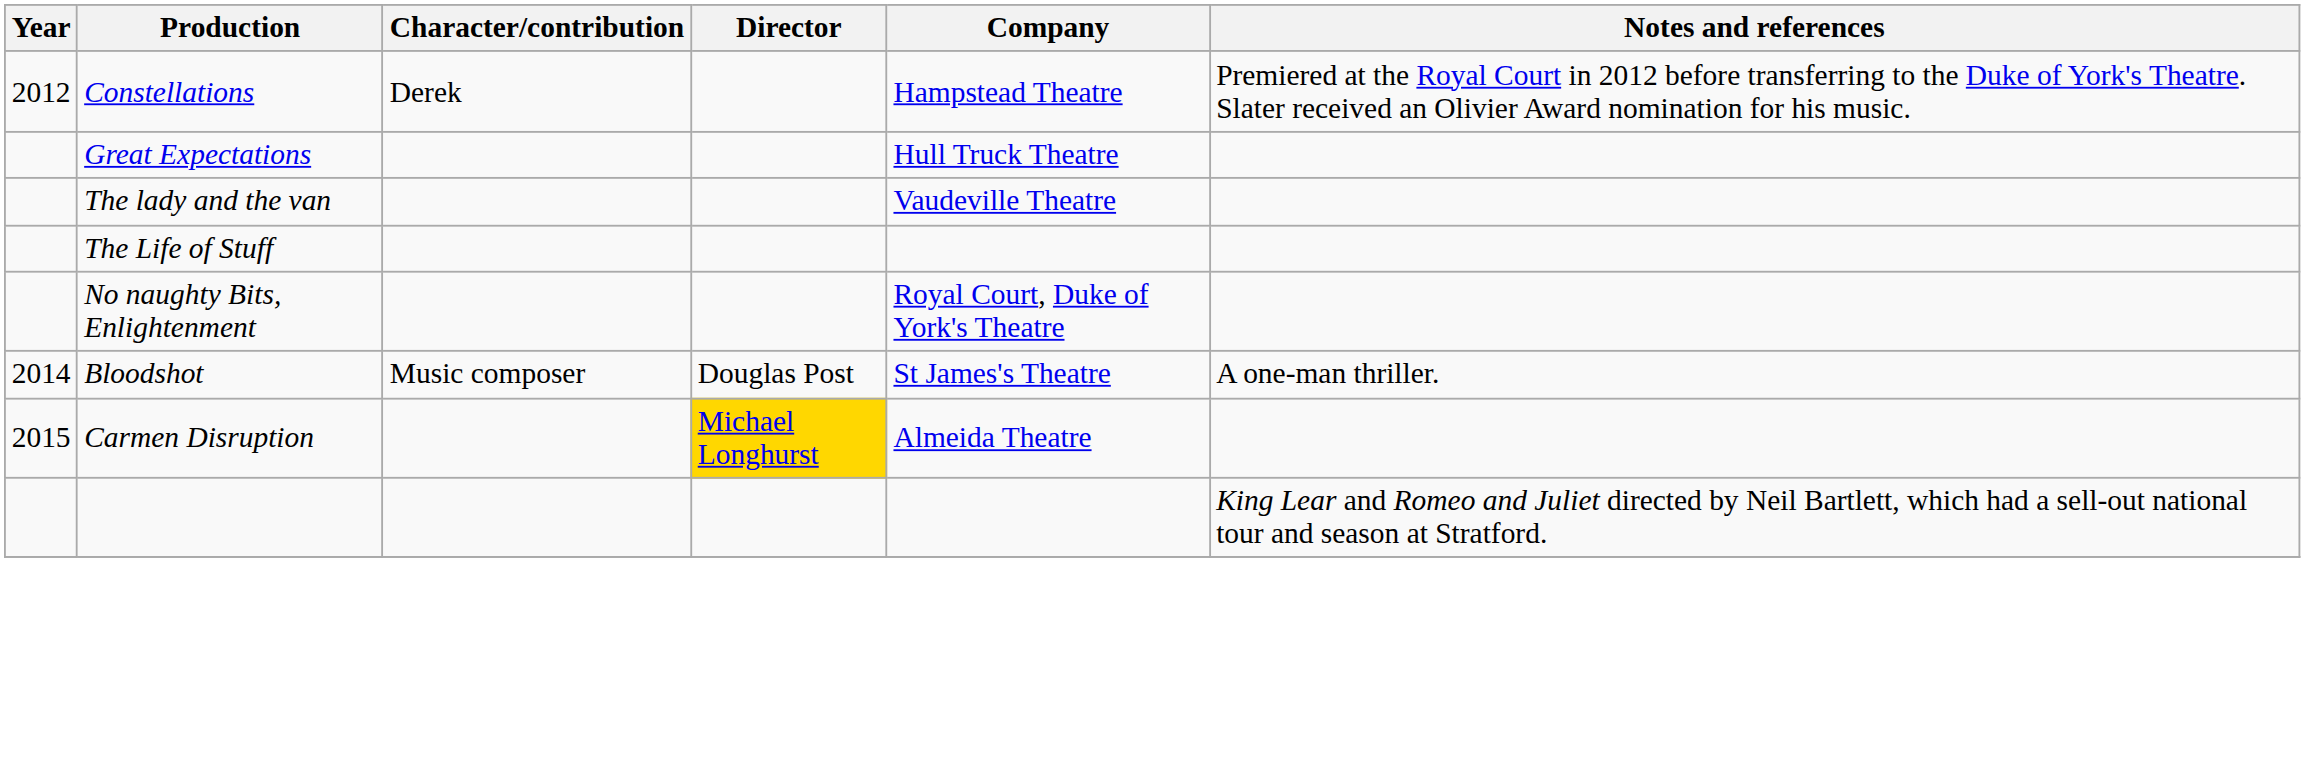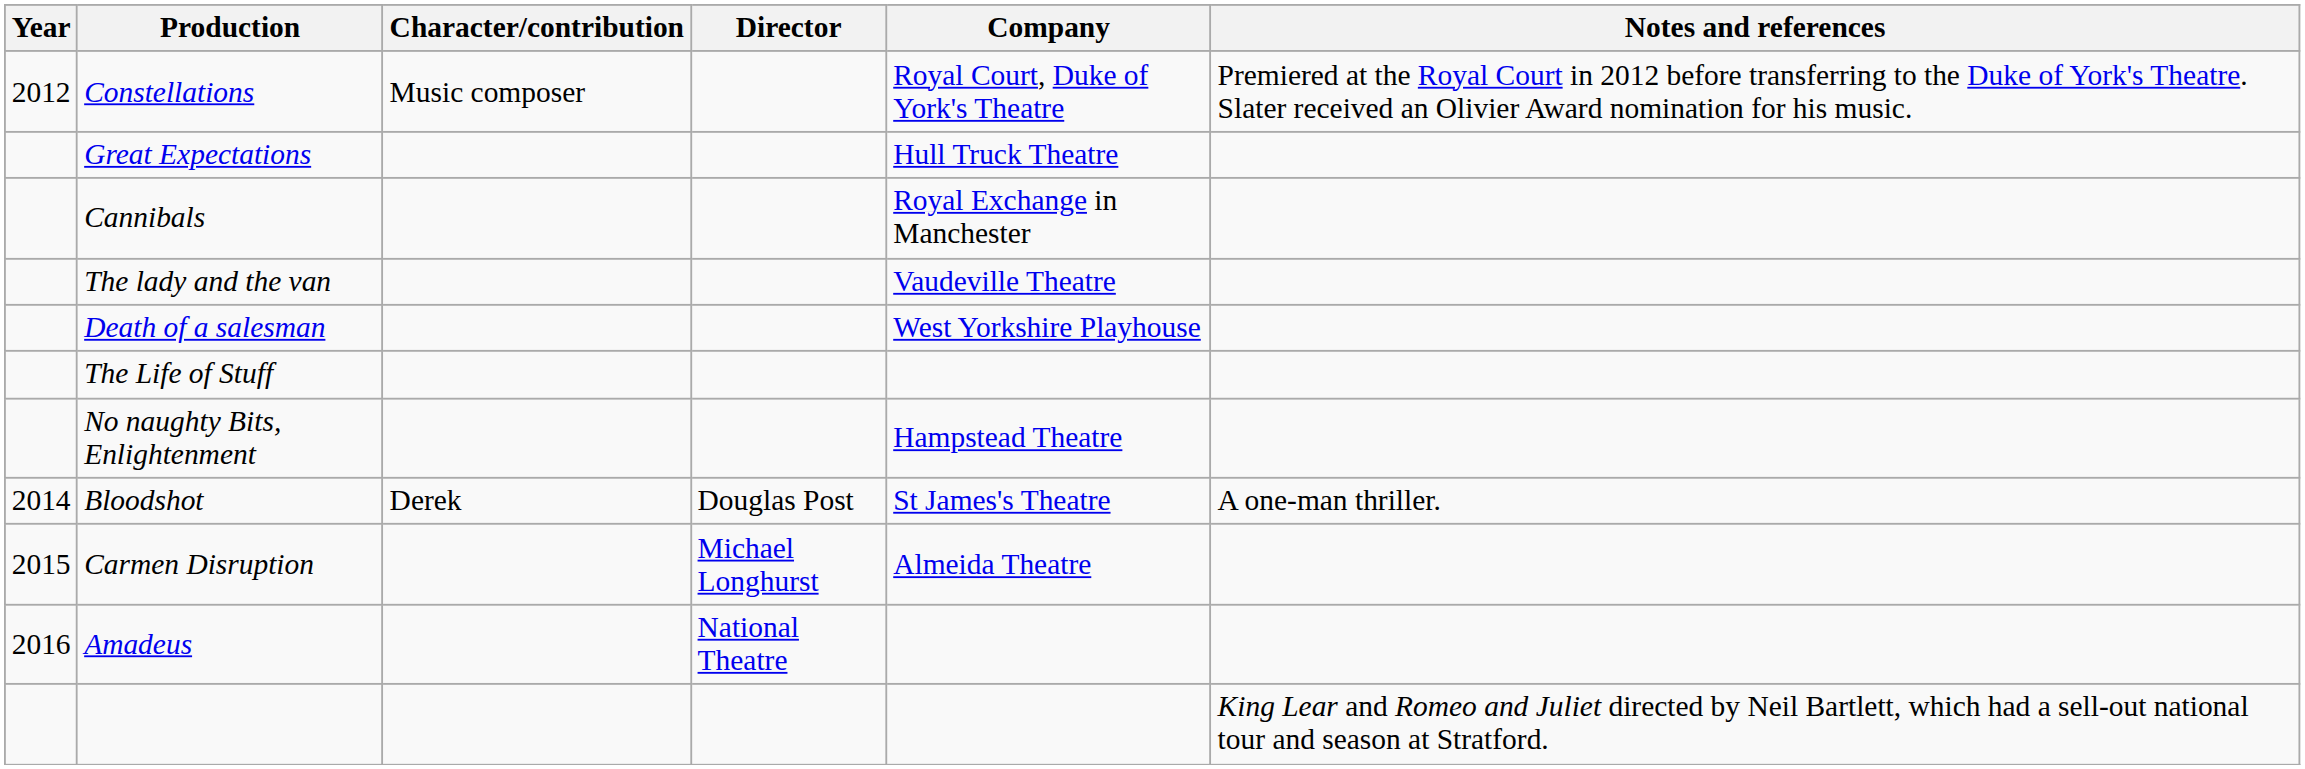(426, 91) Derek -> (487, 91) Music composer
(1008, 91) Hampstead Theatre -> (1021, 91) Royal Court, Duke of York's Theatre
+ row: (41, 218)
+ row: (41, 328)
(1021, 310) Royal Court, Duke of York's Theatre -> (1008, 437) Hampstead Theatre
(488, 374) Music composer -> (426, 500) Derek
(758, 437) gold background -> (758, 563) no background
+ row: (41, 643)
